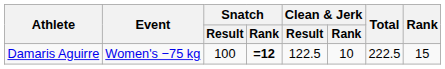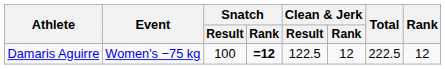(346, 54) 10 -> (346, 54) 12
(422, 54) 15 -> (422, 54) 12
